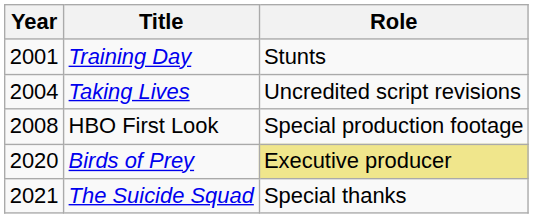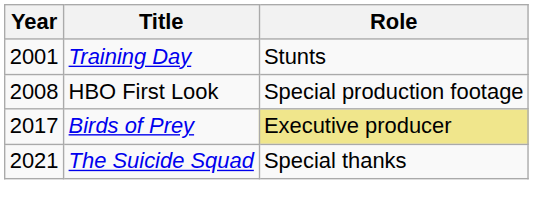- row: (129, 91)
(34, 160) 2020 -> (34, 126) 2017
